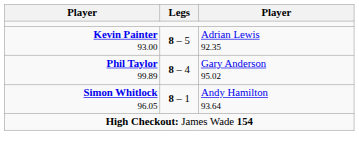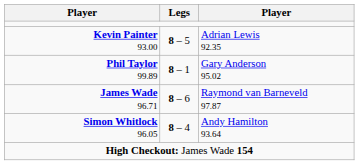(179, 70) 8 – 4 -> (179, 70) 8 – 1
+ row: (129, 99)
(179, 99) 8 – 1 -> (179, 128) 8 – 4
